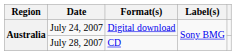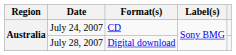(141, 27) Digital download -> (114, 27) CD
(114, 43) CD -> (141, 43) Digital download
